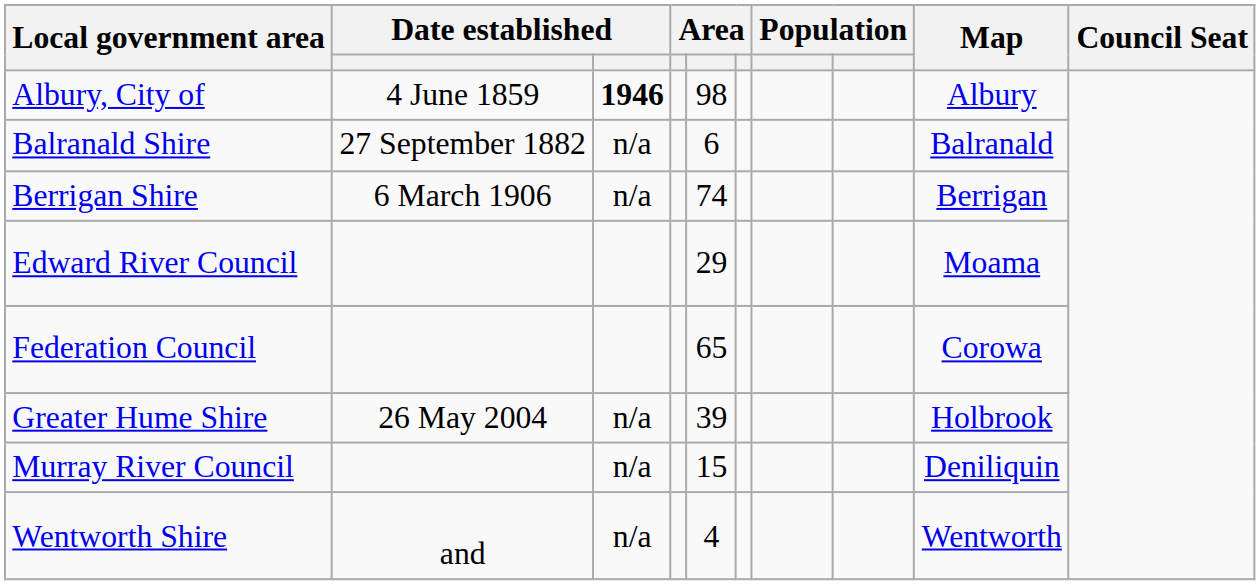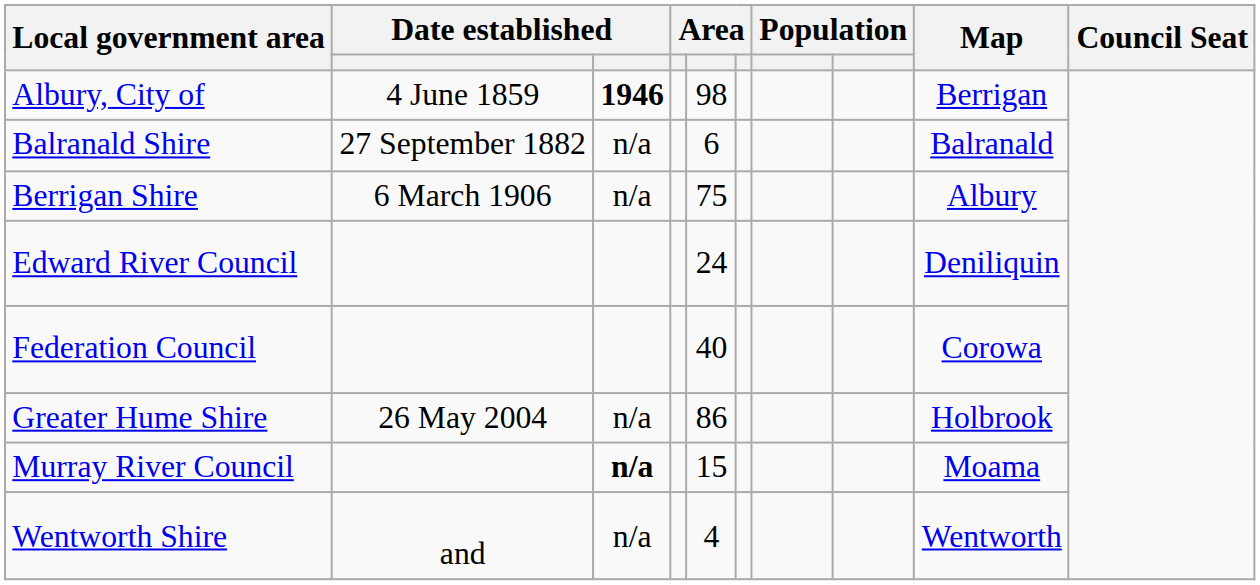(992, 94) Albury -> (992, 94) Berrigan
(712, 194) 74 -> (712, 194) 75
(992, 194) Berrigan -> (992, 194) Albury
(712, 263) 29 -> (712, 263) 24
(992, 263) Moama -> (992, 263) Deniliquin
(712, 348) 65 -> (712, 348) 40
(712, 416) 39 -> (712, 416) 86
(632, 467) normal -> (632, 467) bold
(992, 467) Deniliquin -> (992, 467) Moama
